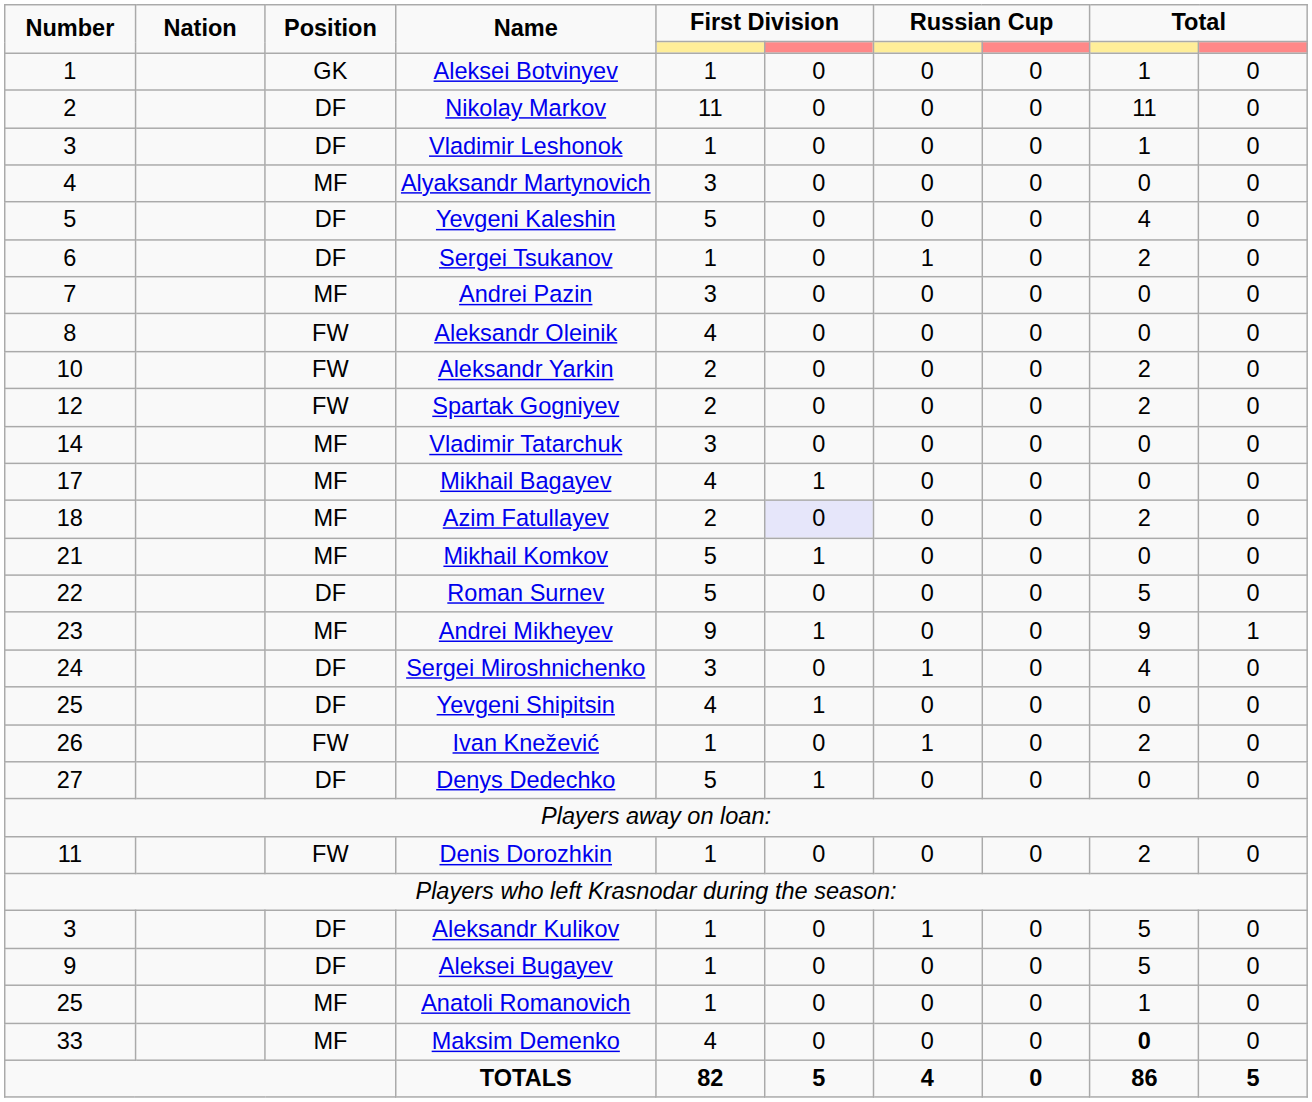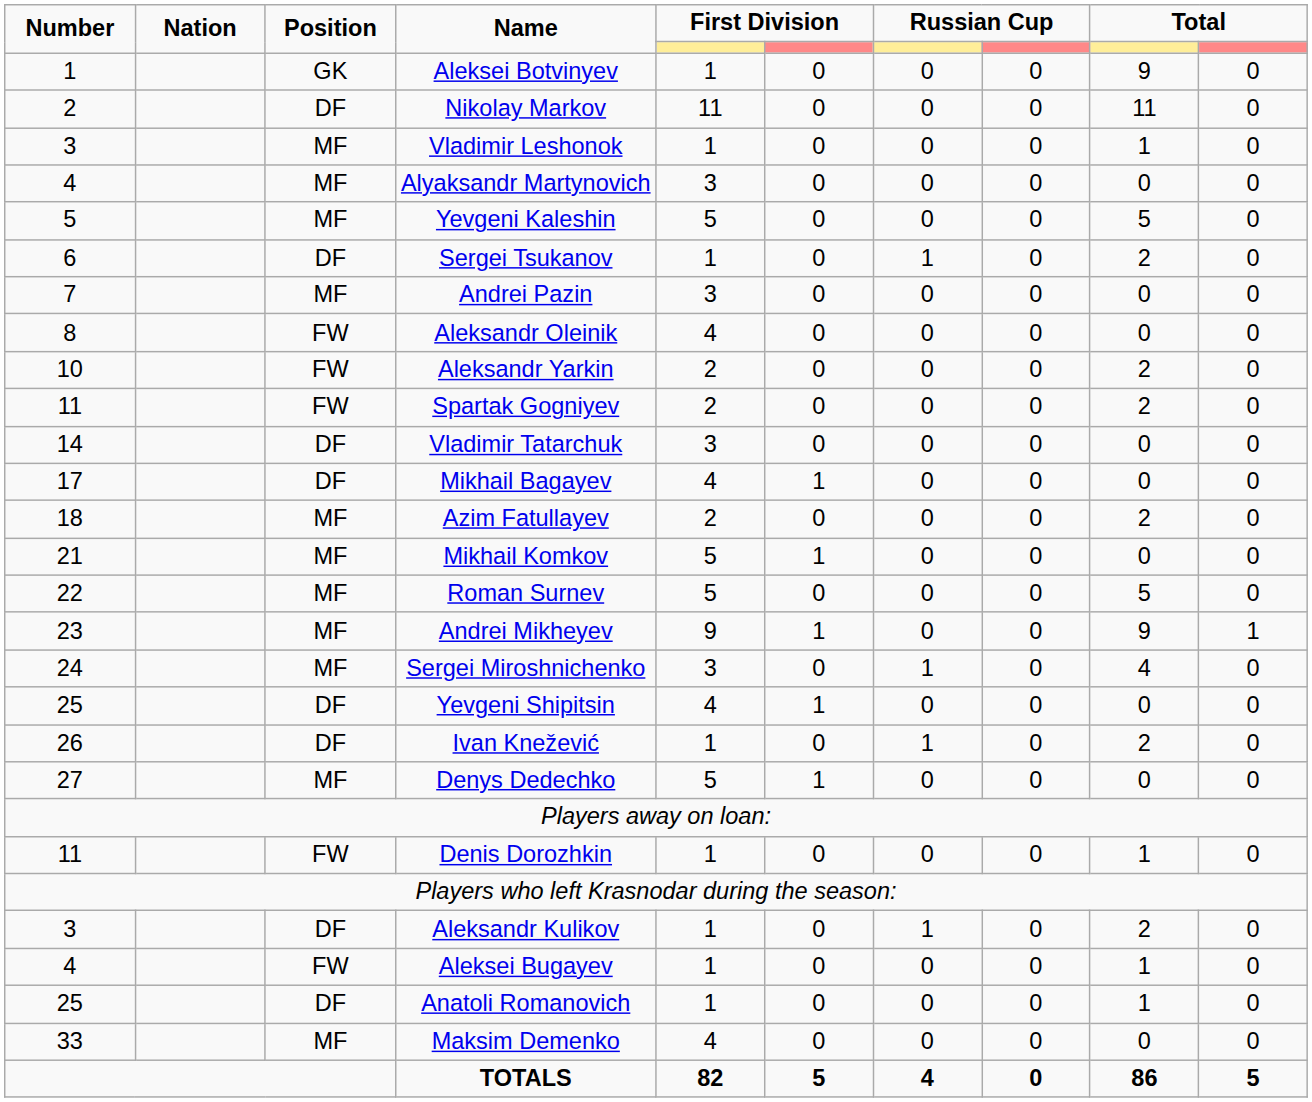(1144, 71) 1 -> (1144, 71) 9
(330, 145) DF -> (330, 145) MF
(330, 220) DF -> (330, 220) MF
(1144, 220) 4 -> (1144, 220) 5
(70, 407) 12 -> (70, 407) 11
(330, 444) MF -> (330, 444) DF
(330, 481) MF -> (330, 481) DF
(819, 518) lavender background -> (819, 518) no background
(330, 593) DF -> (330, 593) MF
(330, 668) DF -> (330, 668) MF
(330, 742) FW -> (330, 742) DF
(330, 780) DF -> (330, 780) MF
(1144, 854) 2 -> (1144, 854) 1
(1144, 929) 5 -> (1144, 929) 2
(70, 966) 9 -> (70, 966) 4
(330, 966) DF -> (330, 966) FW
(1144, 966) 5 -> (1144, 966) 1
(330, 1003) MF -> (330, 1003) DF
(1144, 1041) bold -> (1144, 1041) normal
